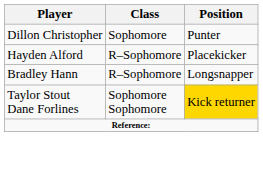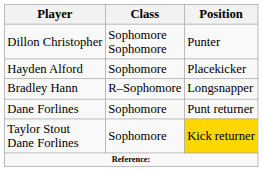(137, 34) Sophomore -> (137, 41) Sophomore Sophomore
(145, 54) R–Sophomore -> (137, 68) Sophomore
+ row: (43, 108)
(137, 101) Sophomore Sophomore -> (137, 136) Sophomore
